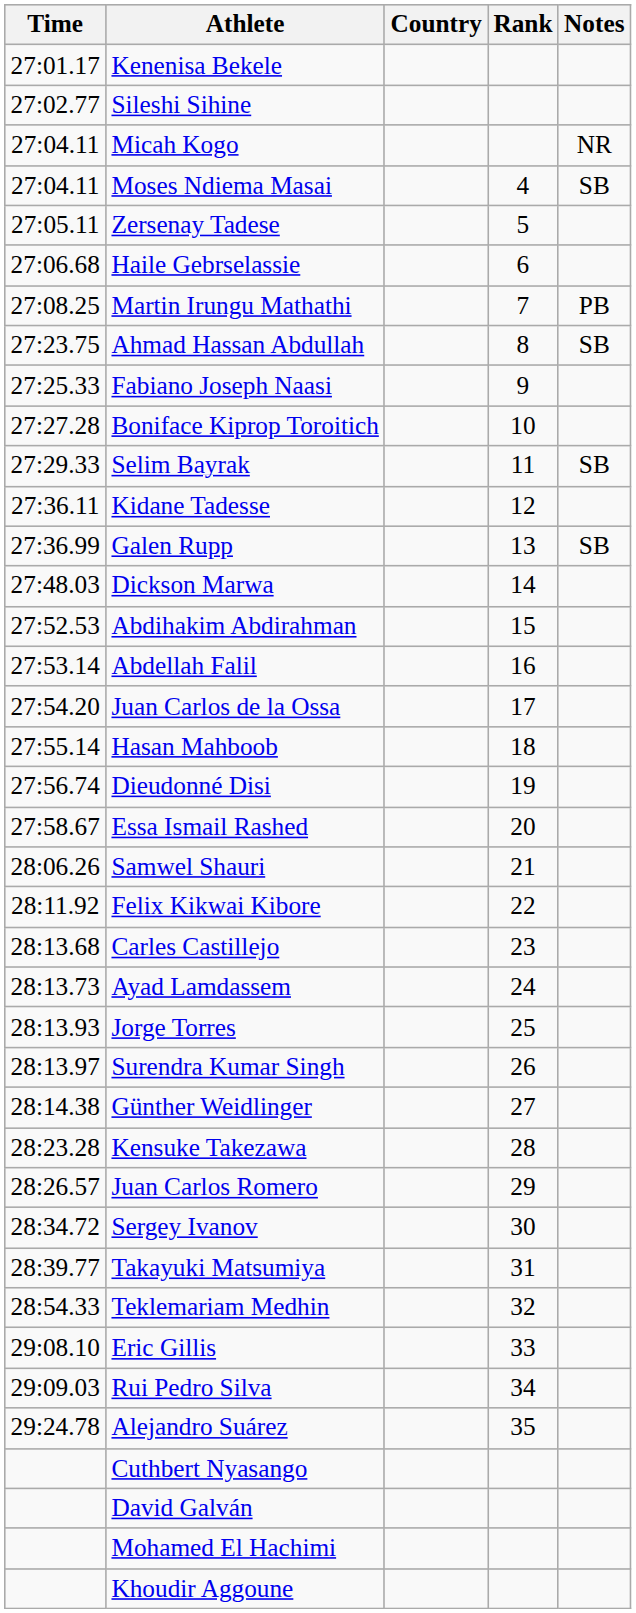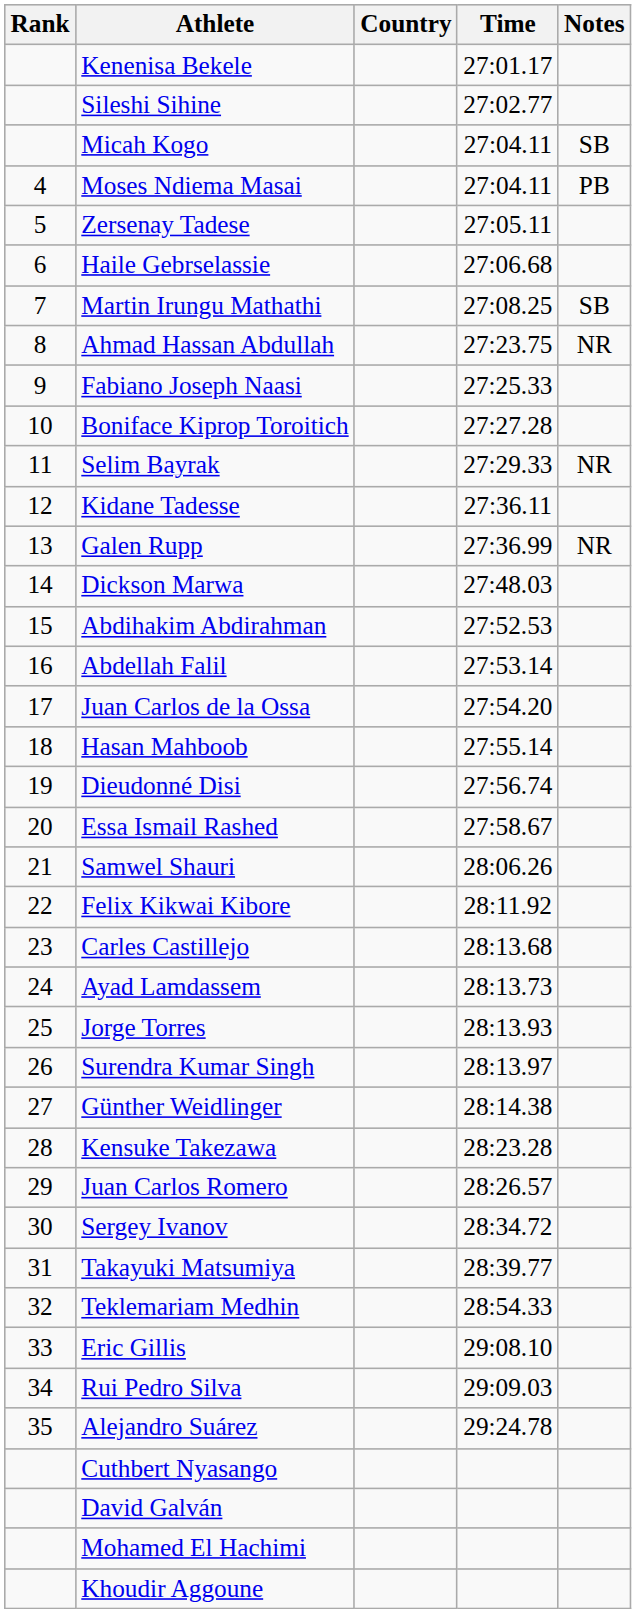columns swapped: (523, 24) <-> (55, 24)
(594, 144) NR -> (594, 144) SB
(594, 184) SB -> (594, 184) PB
(594, 305) PB -> (594, 305) SB
(594, 345) SB -> (594, 345) NR
(594, 465) SB -> (594, 465) NR
(594, 545) SB -> (594, 545) NR
